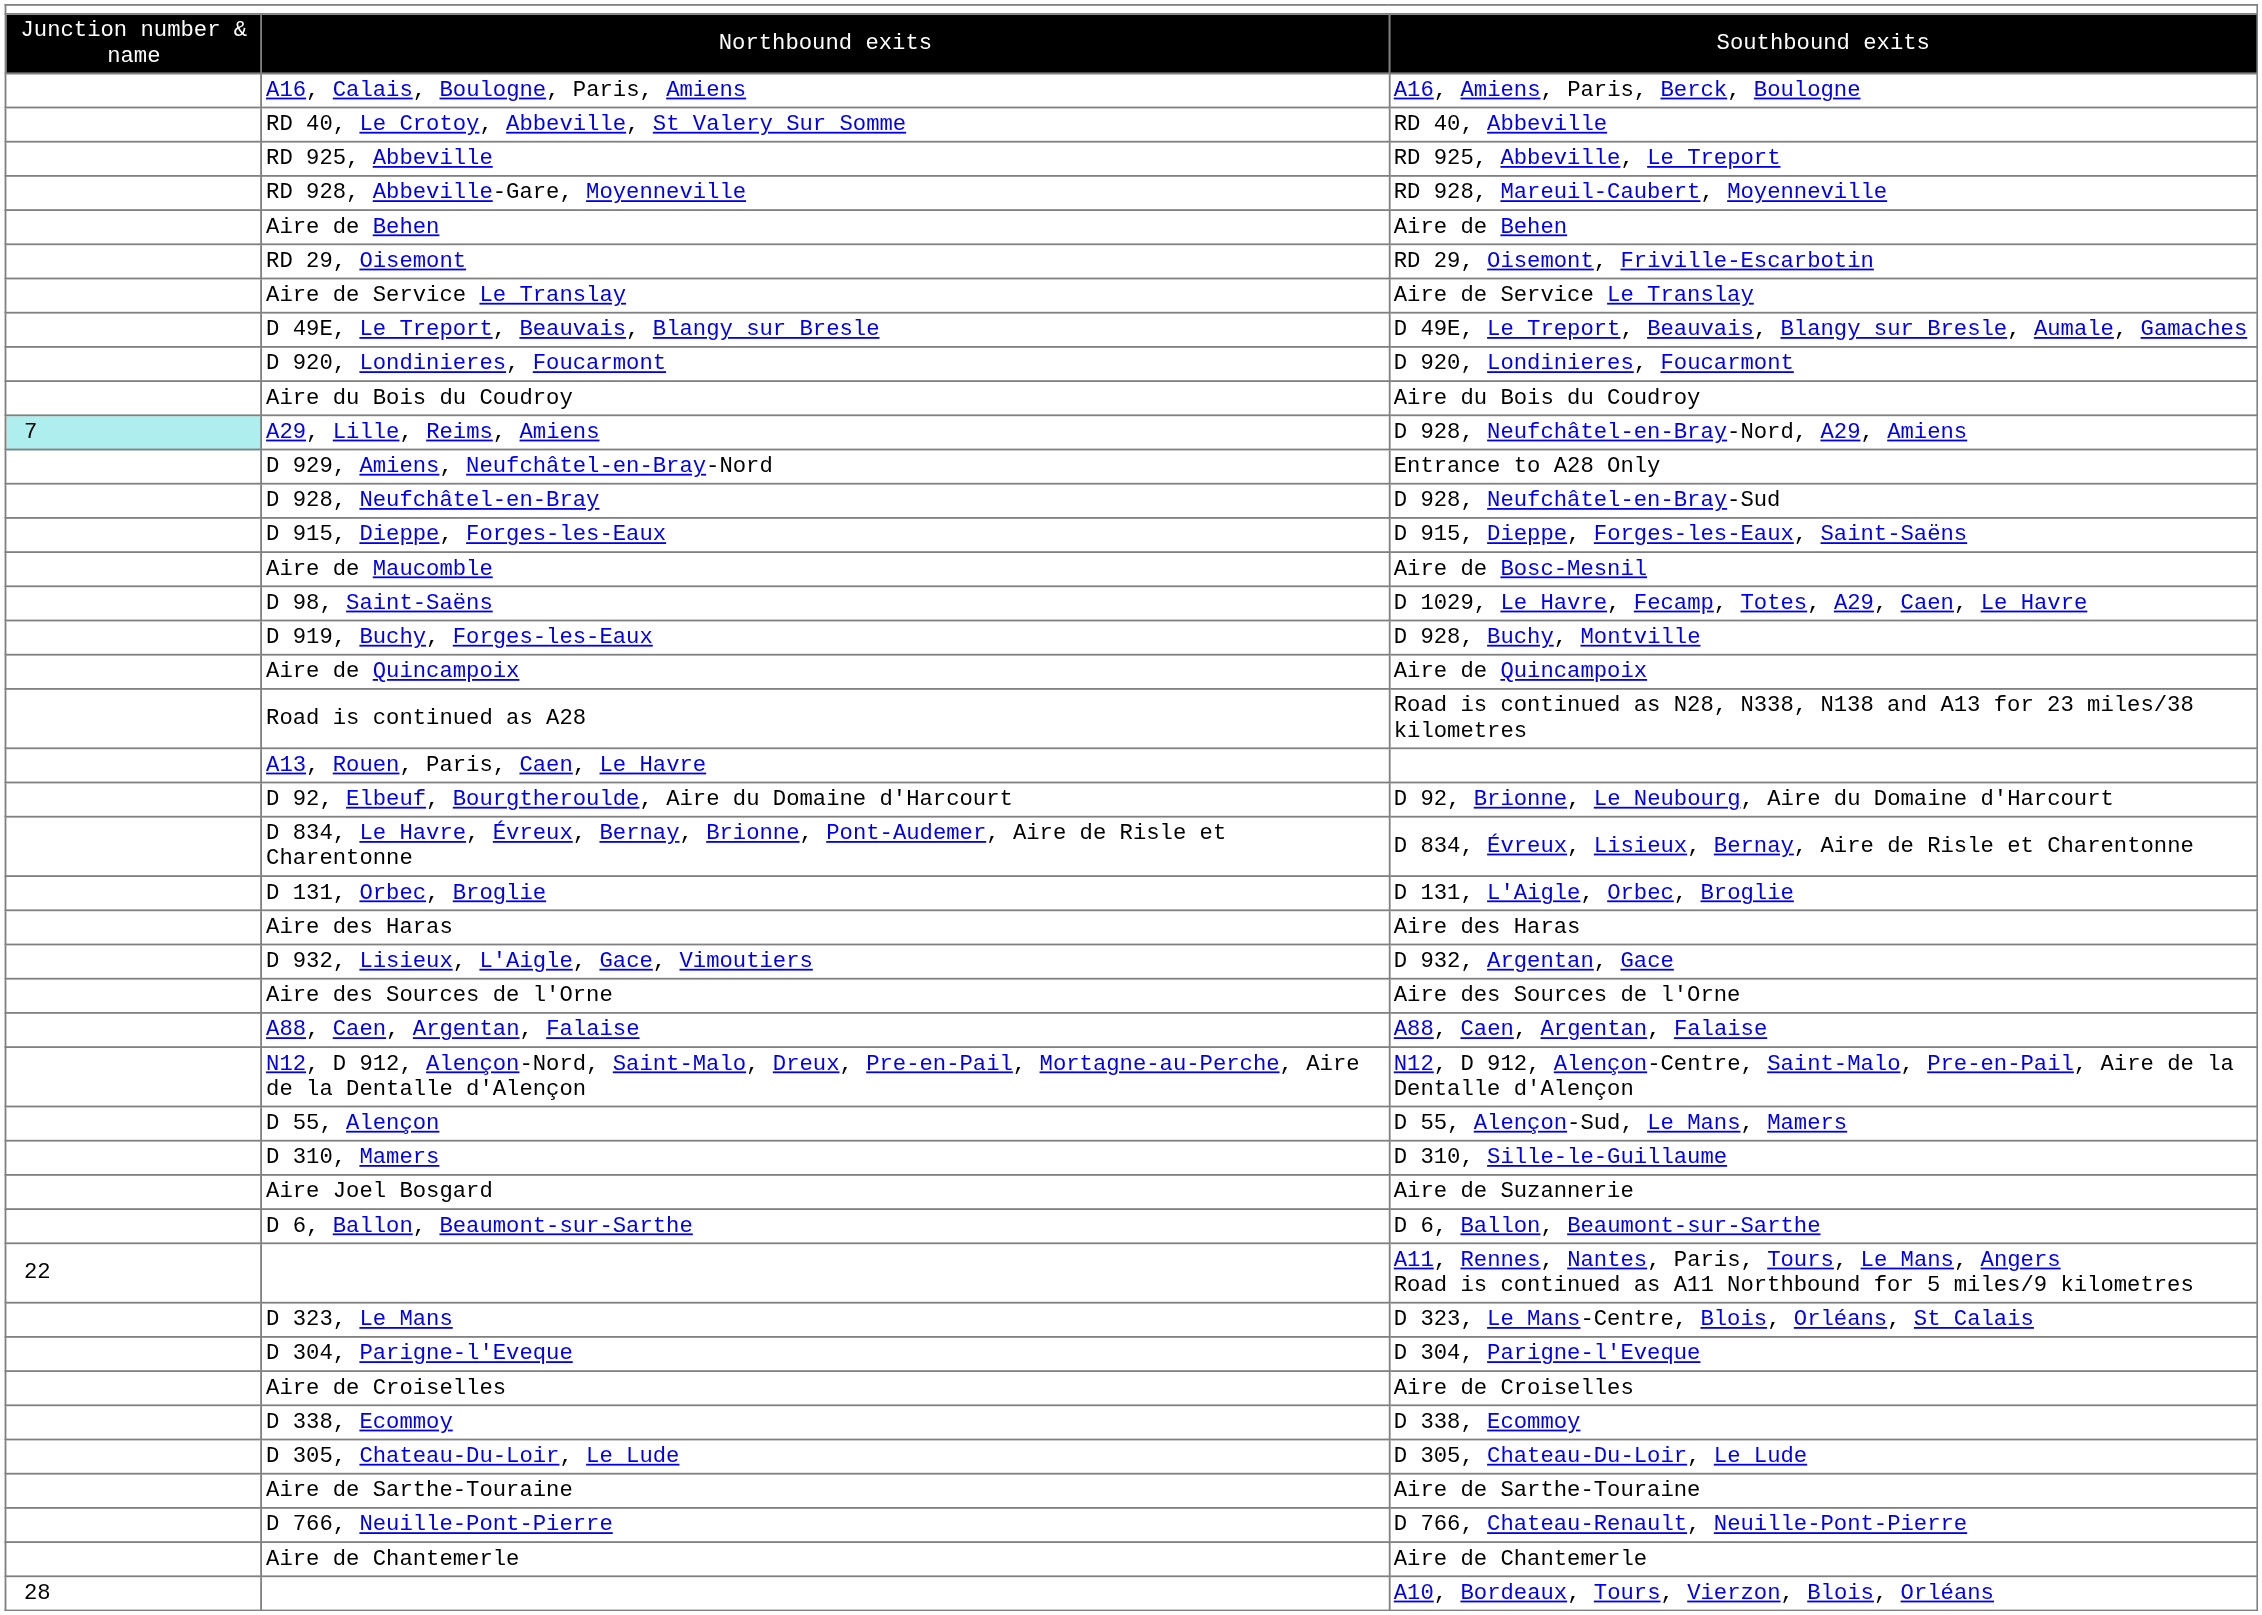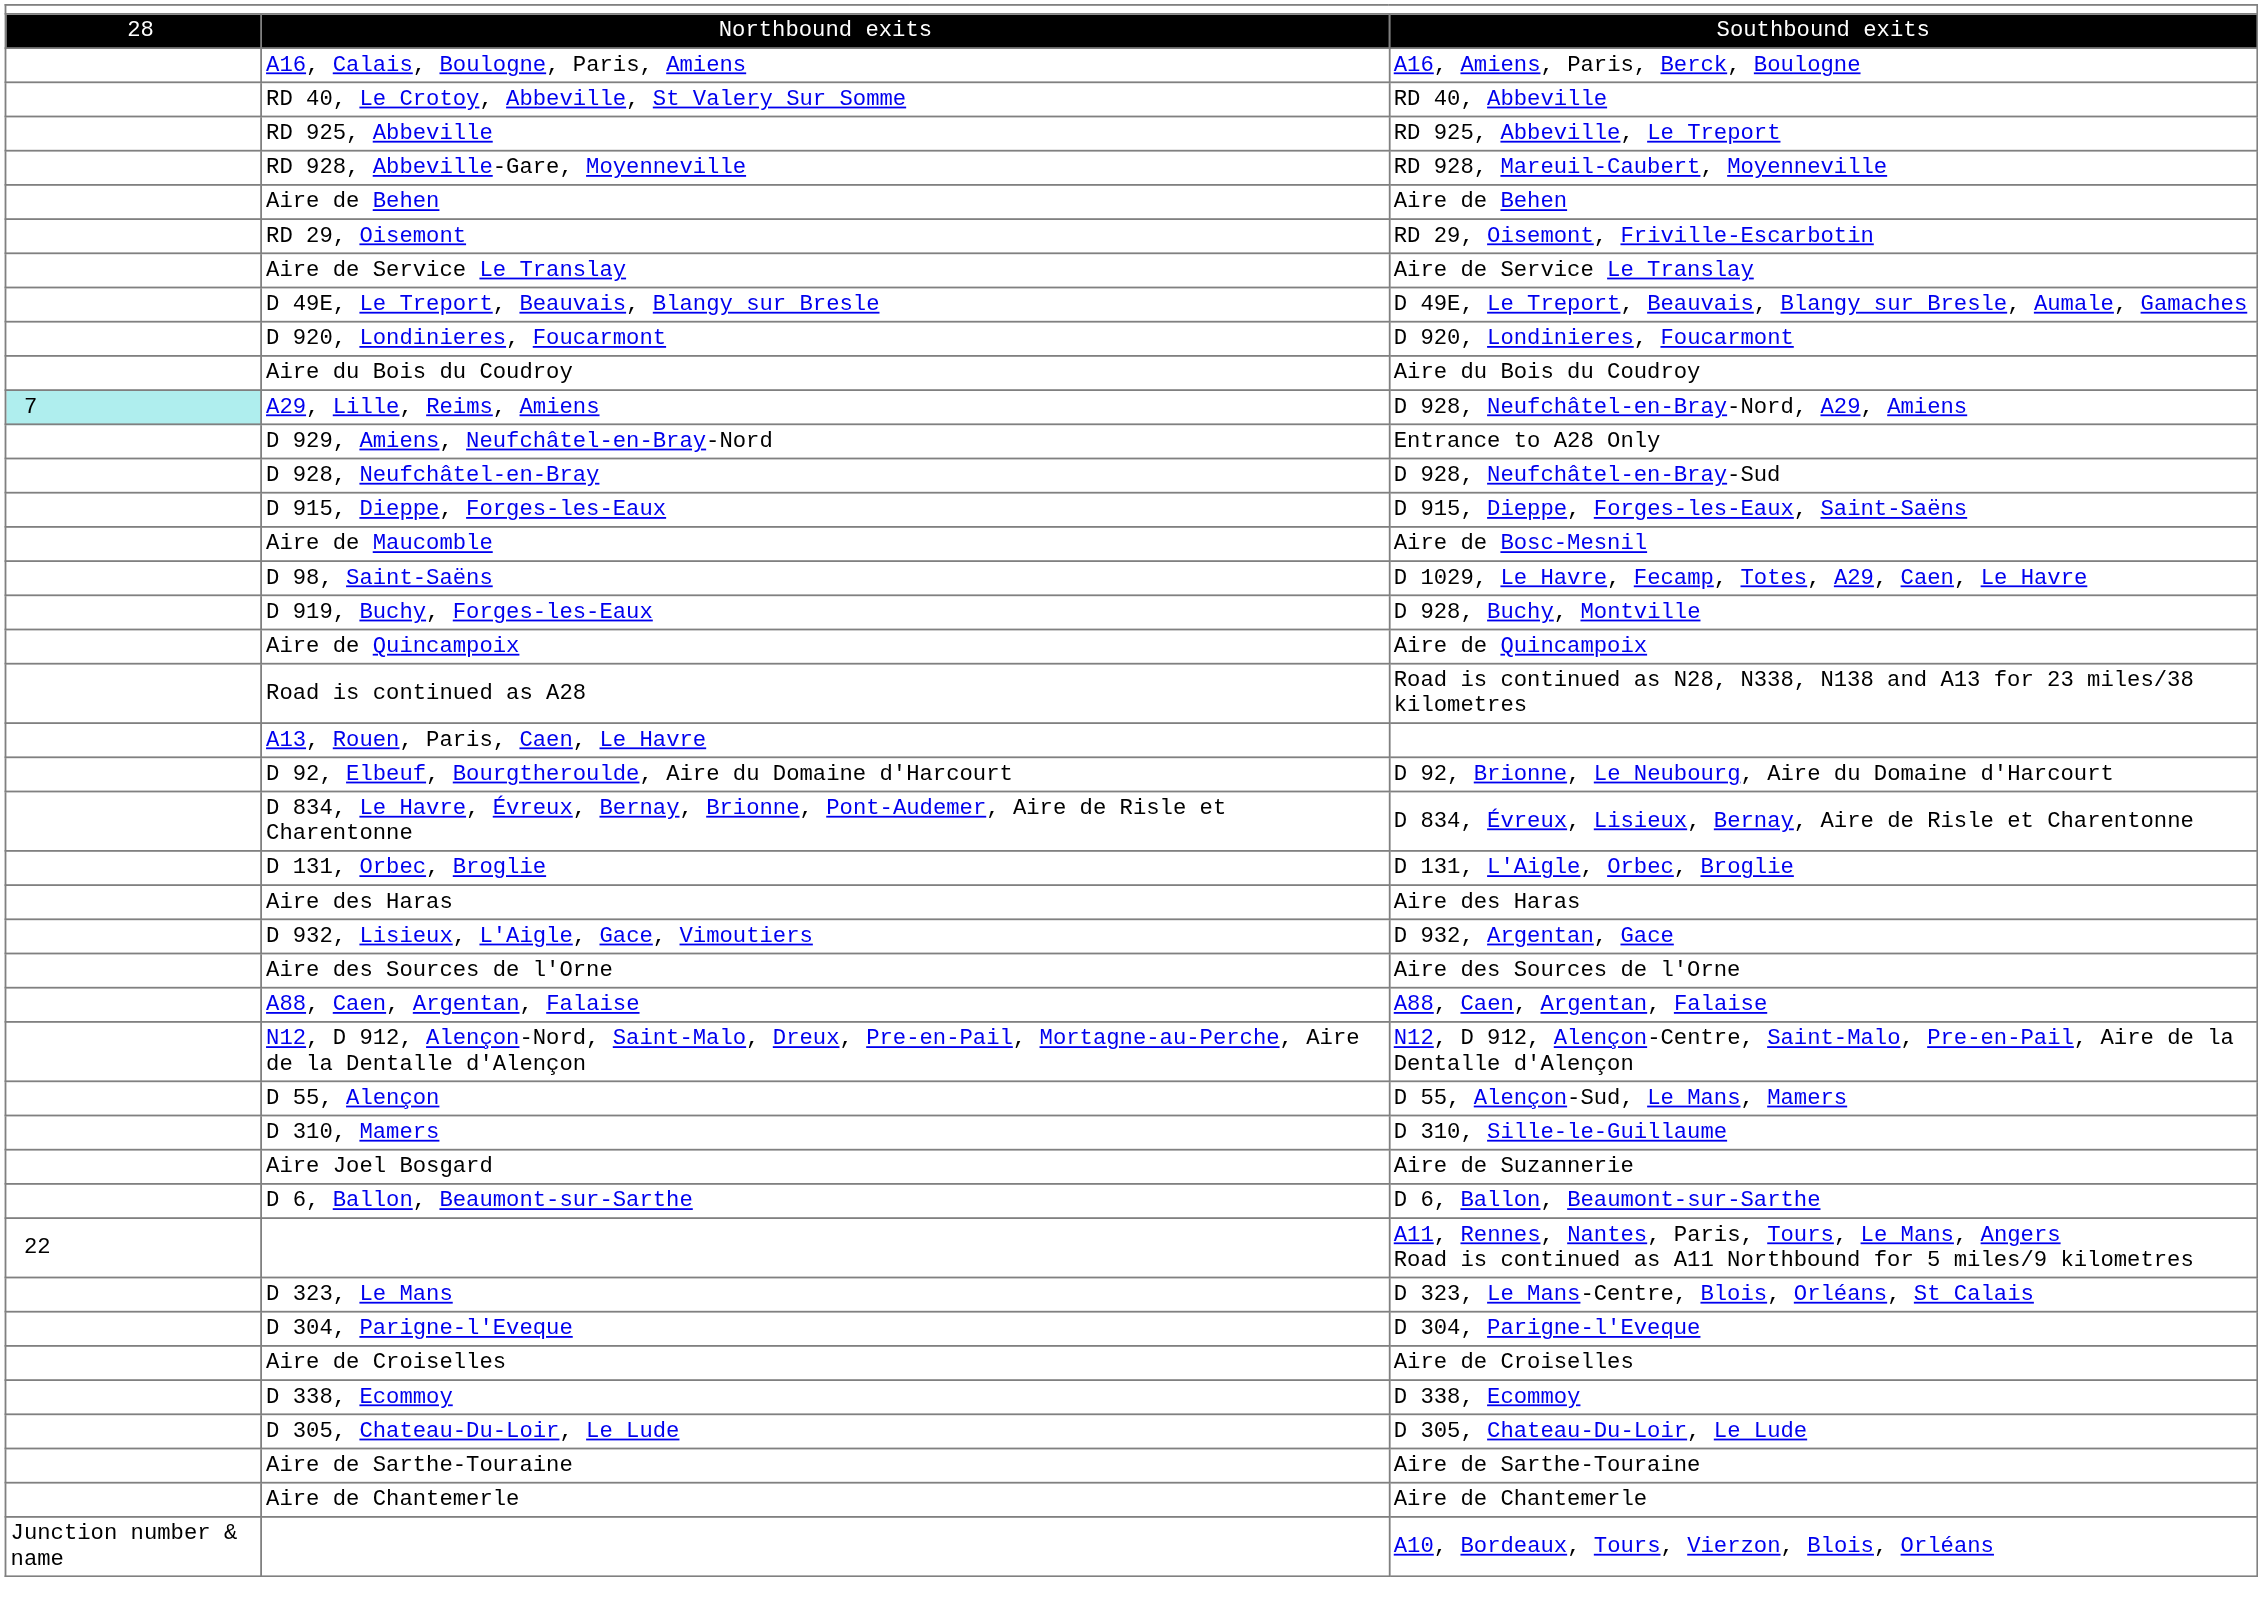(134, 44) Junction number & name -> (134, 31) 28
- row: (439, 1525)
(31, 1593) 28 -> (124, 1547) Junction number & name
